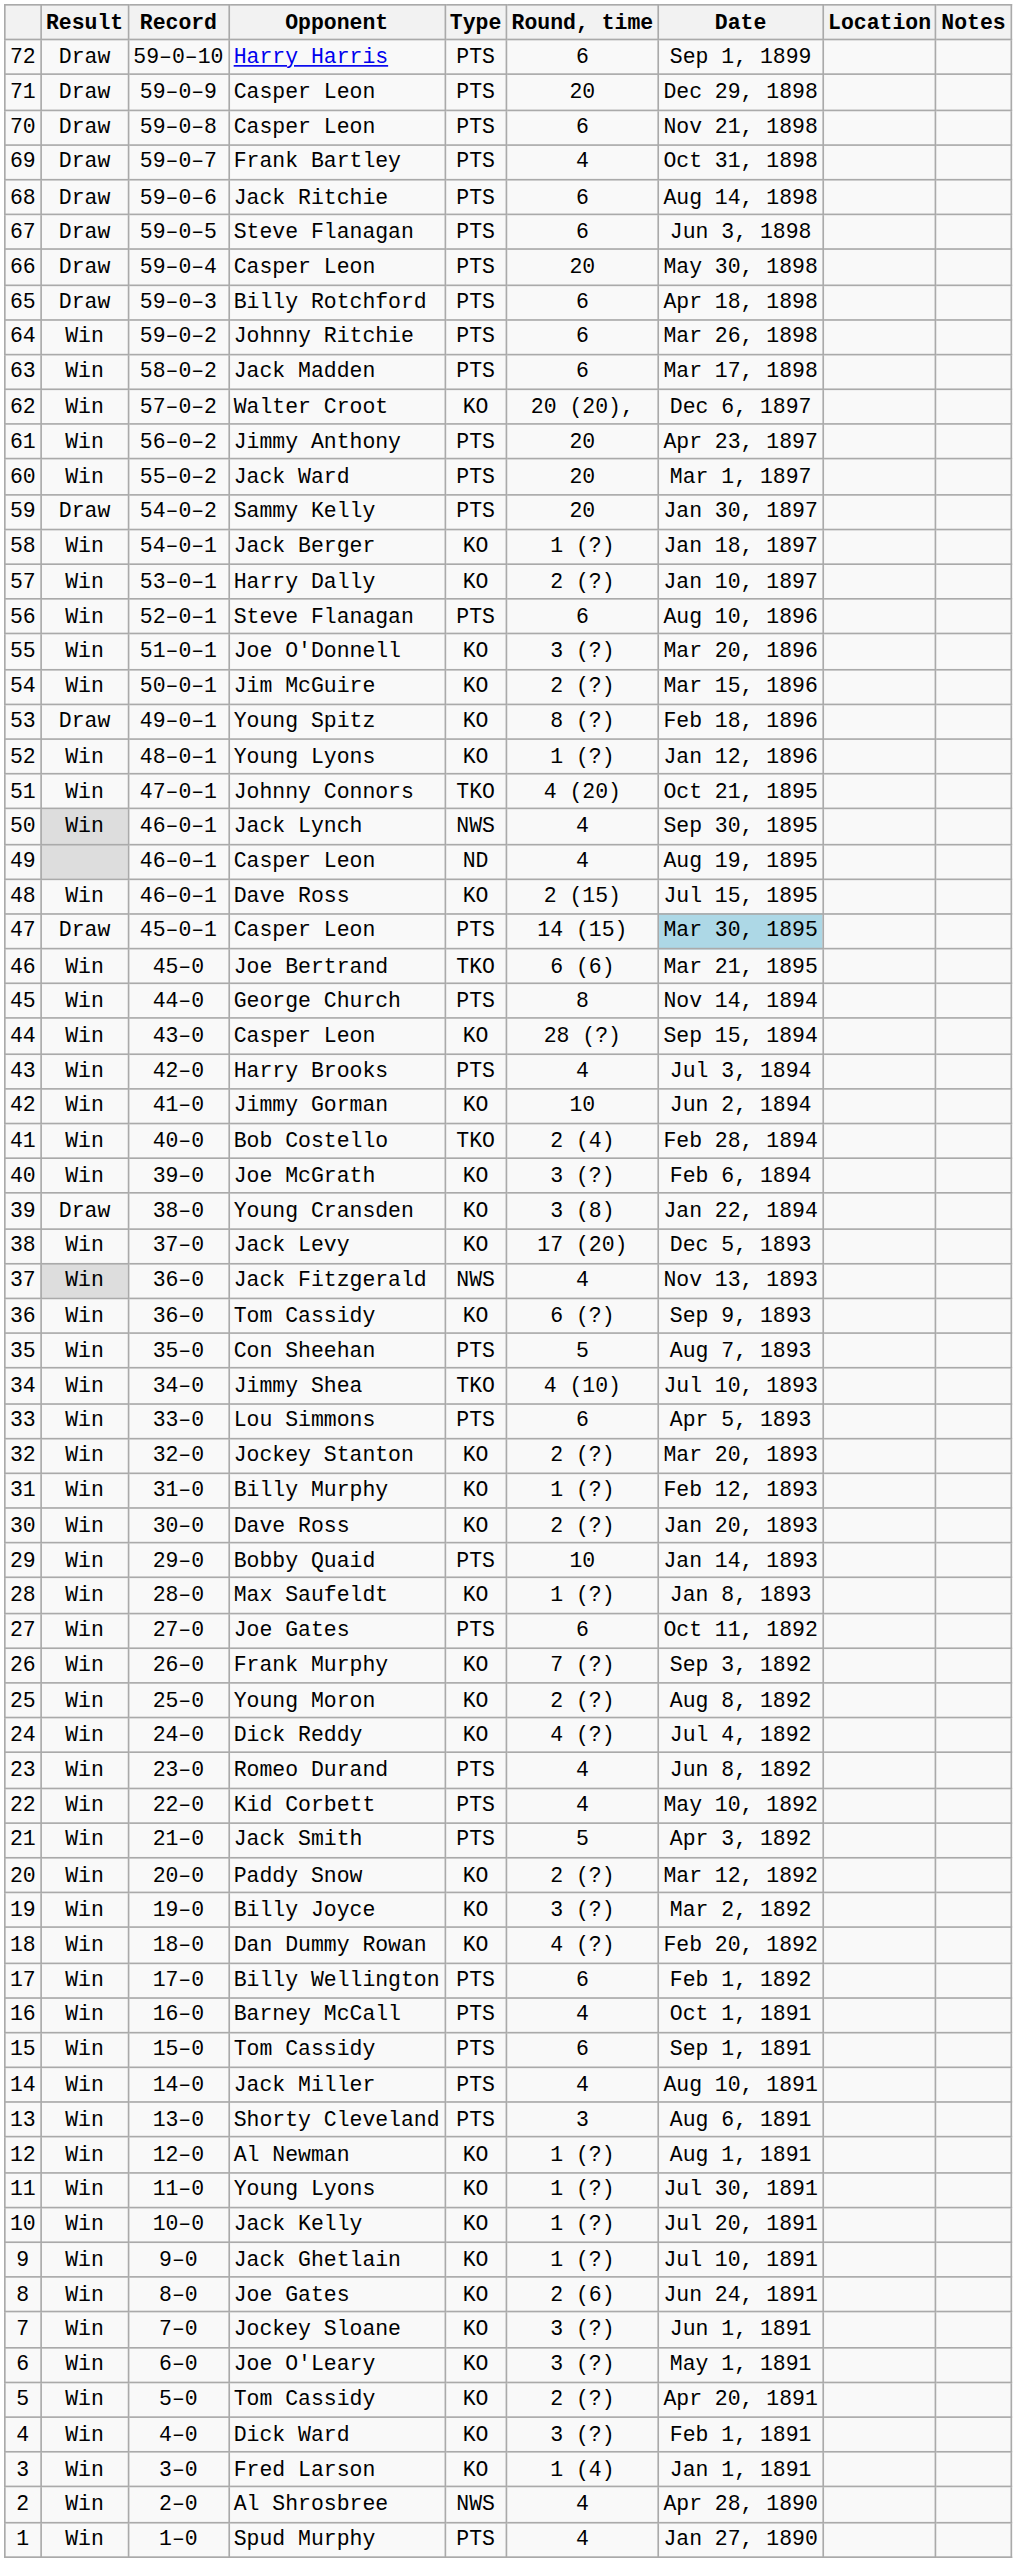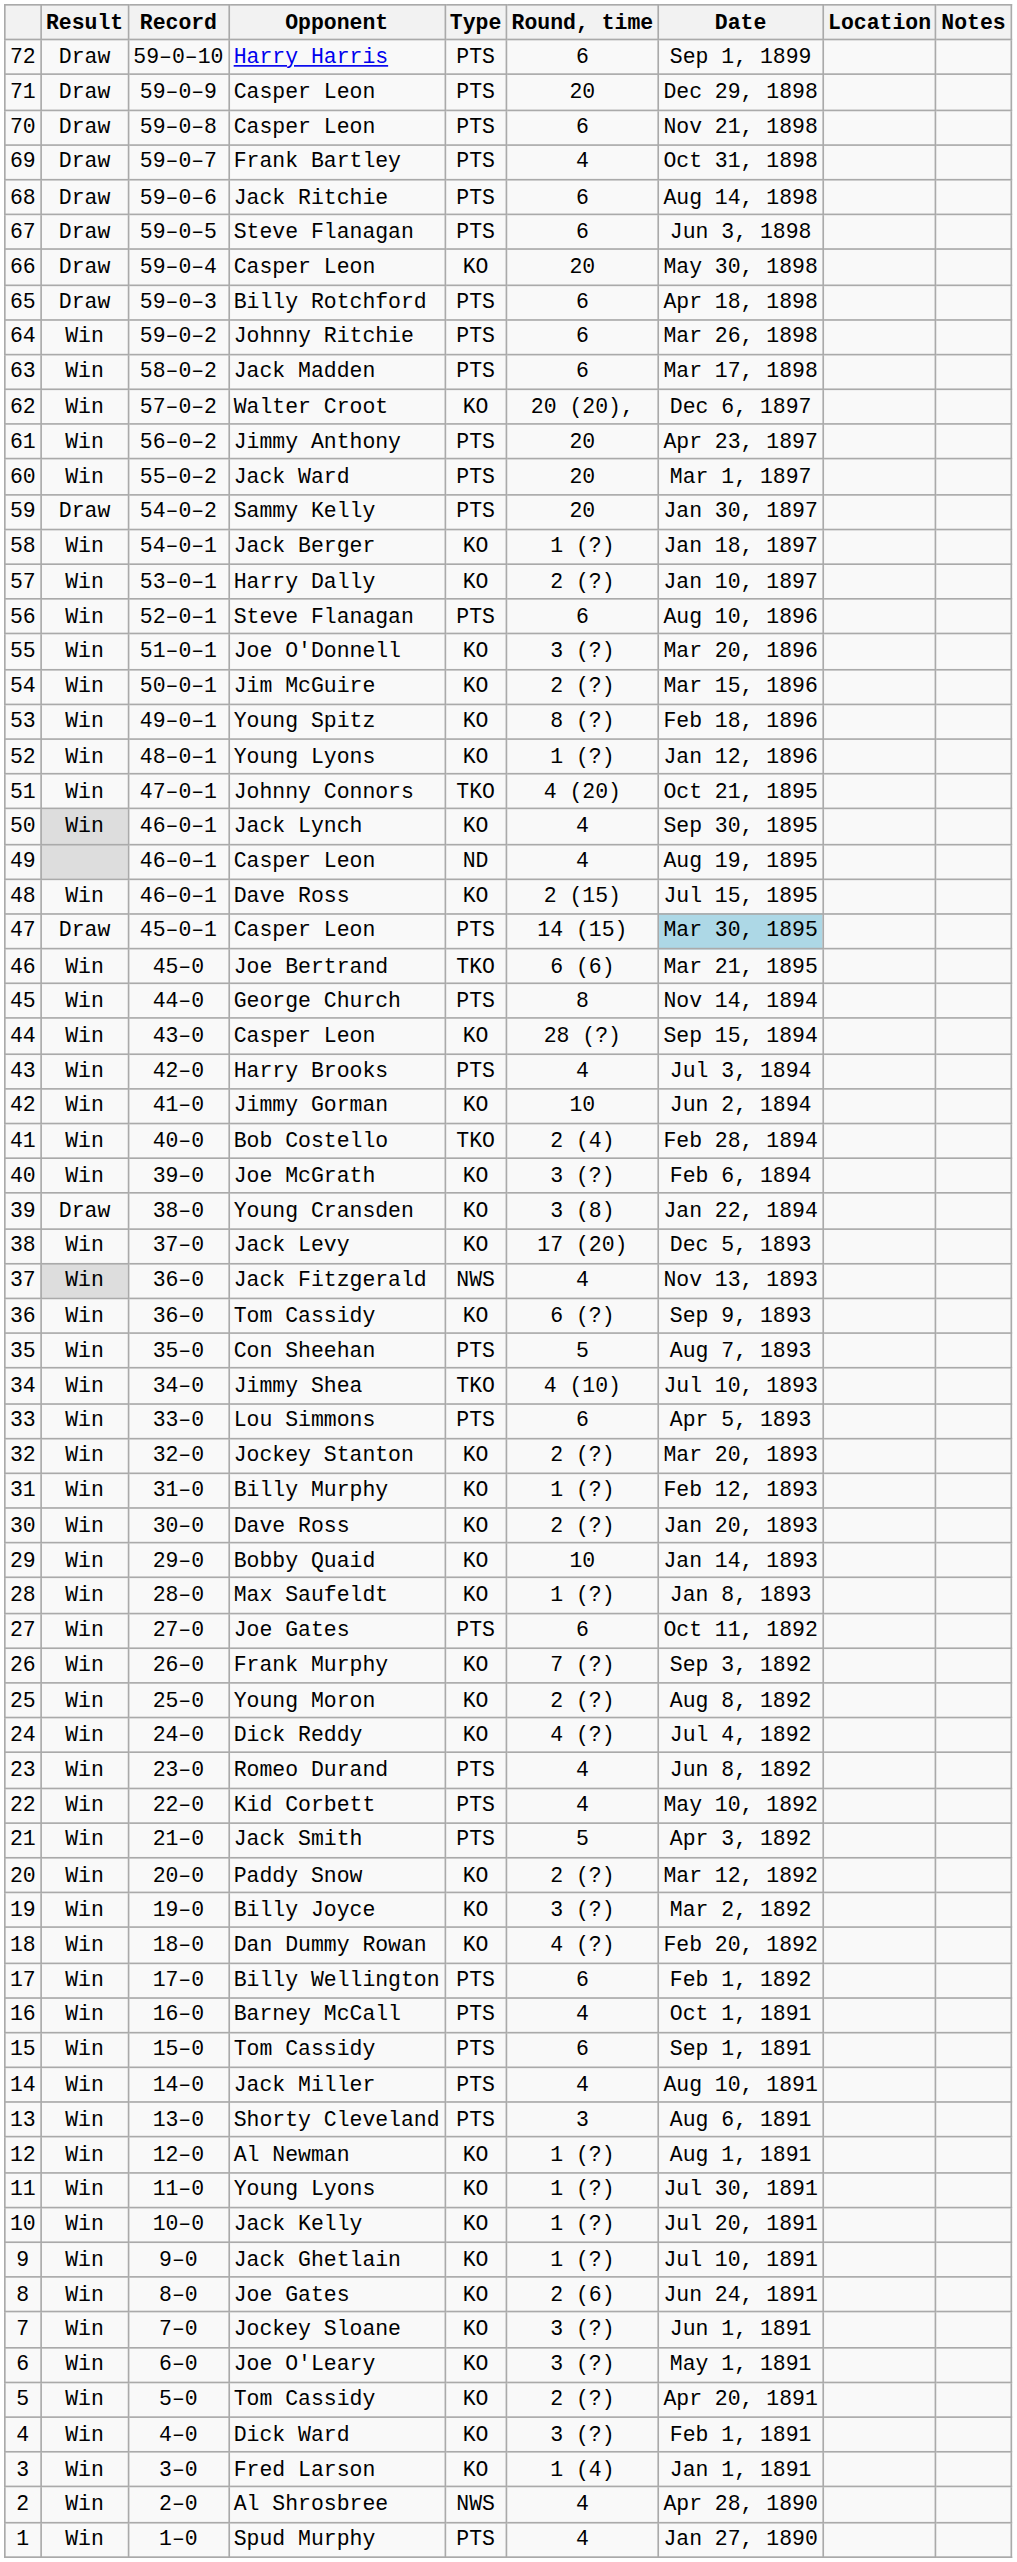(476, 267) PTS -> (476, 267) KO
(85, 721) Draw -> (85, 721) Win
(476, 826) NWS -> (476, 826) KO
(476, 1561) PTS -> (476, 1561) KO
